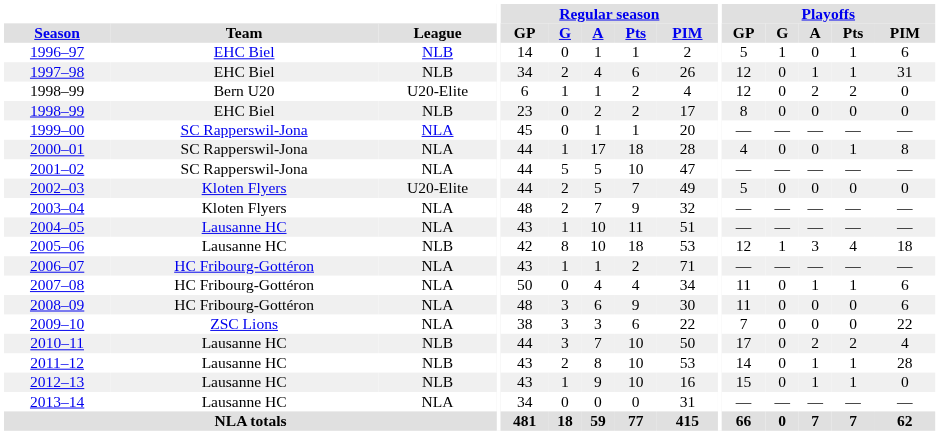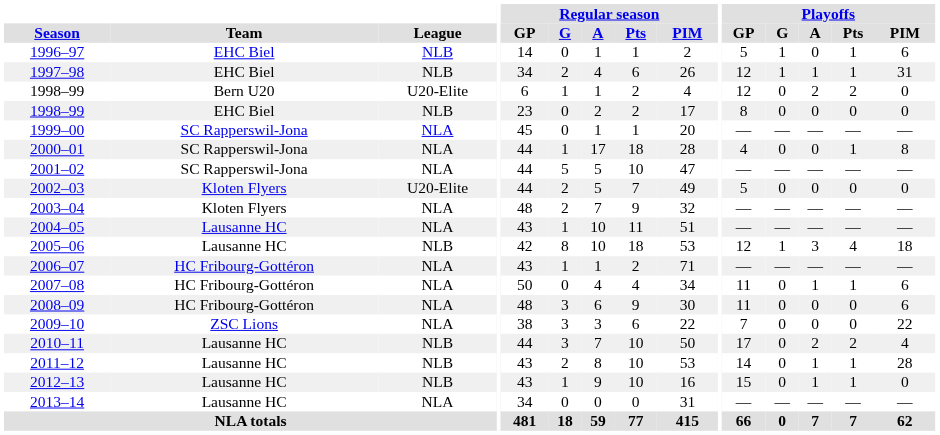(782, 71) 0 -> (782, 71) 1
